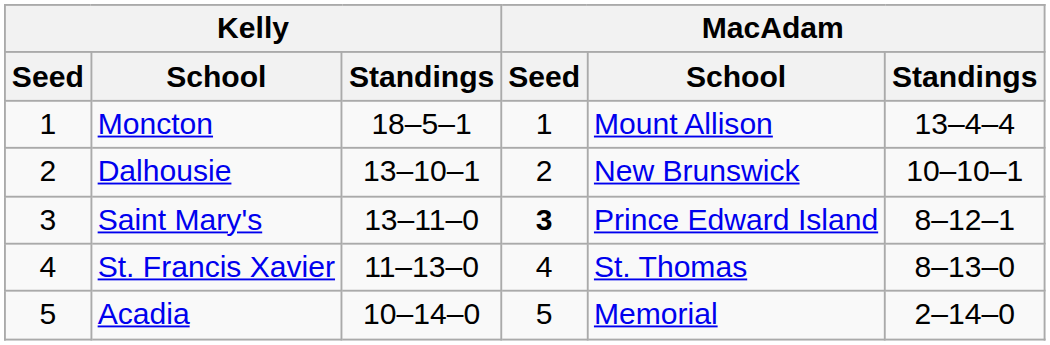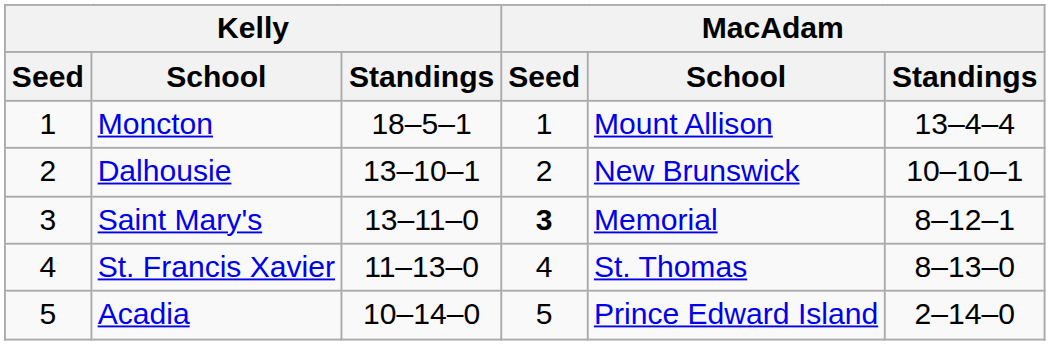(736, 219) Prince Edward Island -> (656, 219) Memorial
(656, 314) Memorial -> (736, 314) Prince Edward Island
